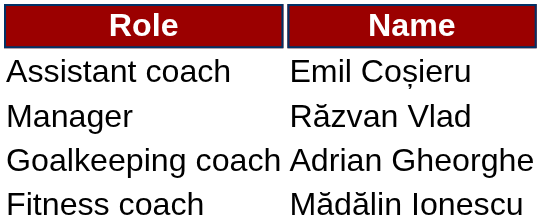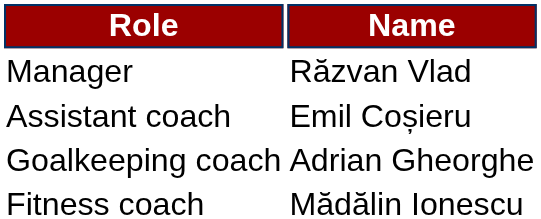rows swapped: (70, 116) <-> (119, 71)
